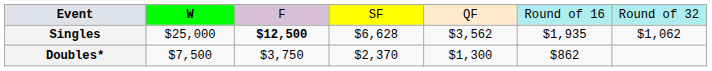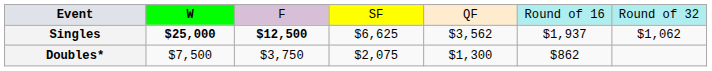(190, 35) normal -> (190, 35) bold
(376, 35) $6,628 -> (376, 35) $6,625
(565, 35) $1,935 -> (565, 35) $1,937
(376, 55) $2,370 -> (376, 55) $2,075
